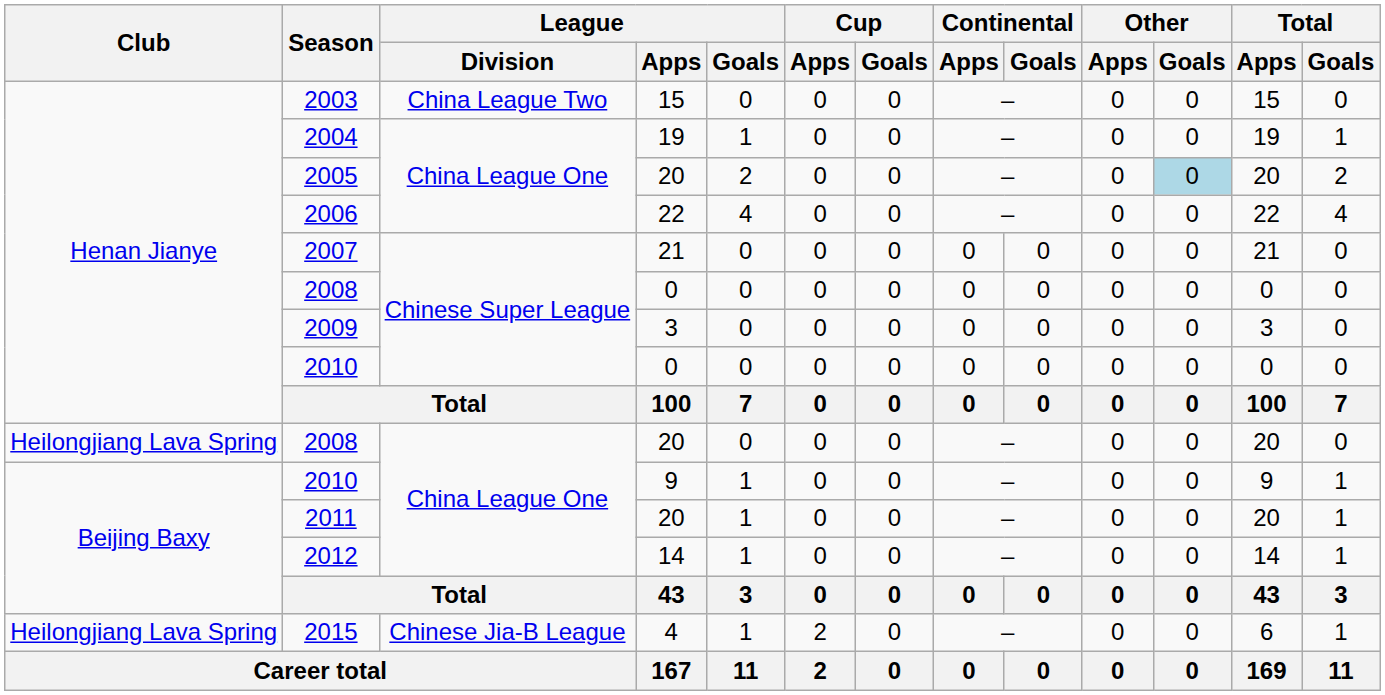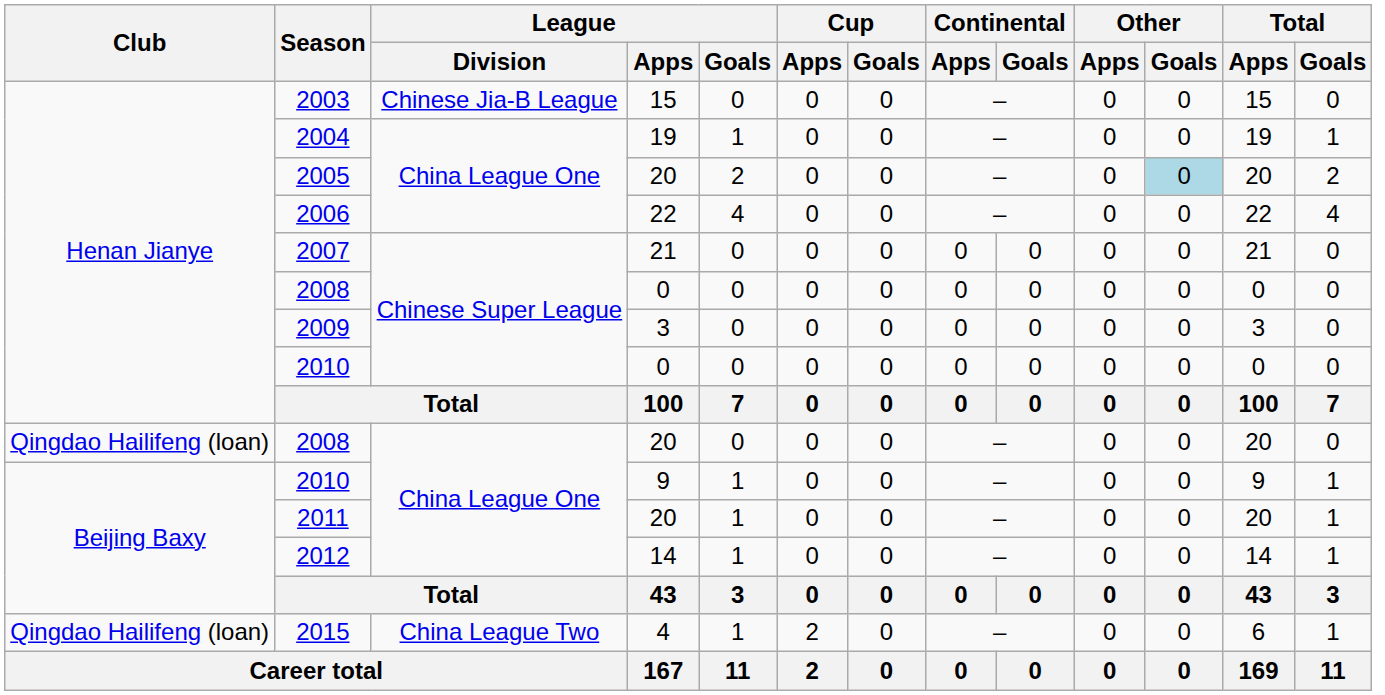(507, 99) China League Two -> (499, 99) Chinese Jia-B League
(144, 442) Heilongjiang Lava Spring -> (140, 442) Qingdao Hailifeng (loan)
(144, 632) Heilongjiang Lava Spring -> (140, 632) Qingdao Hailifeng (loan)
(507, 632) Chinese Jia-B League -> (499, 632) China League Two
